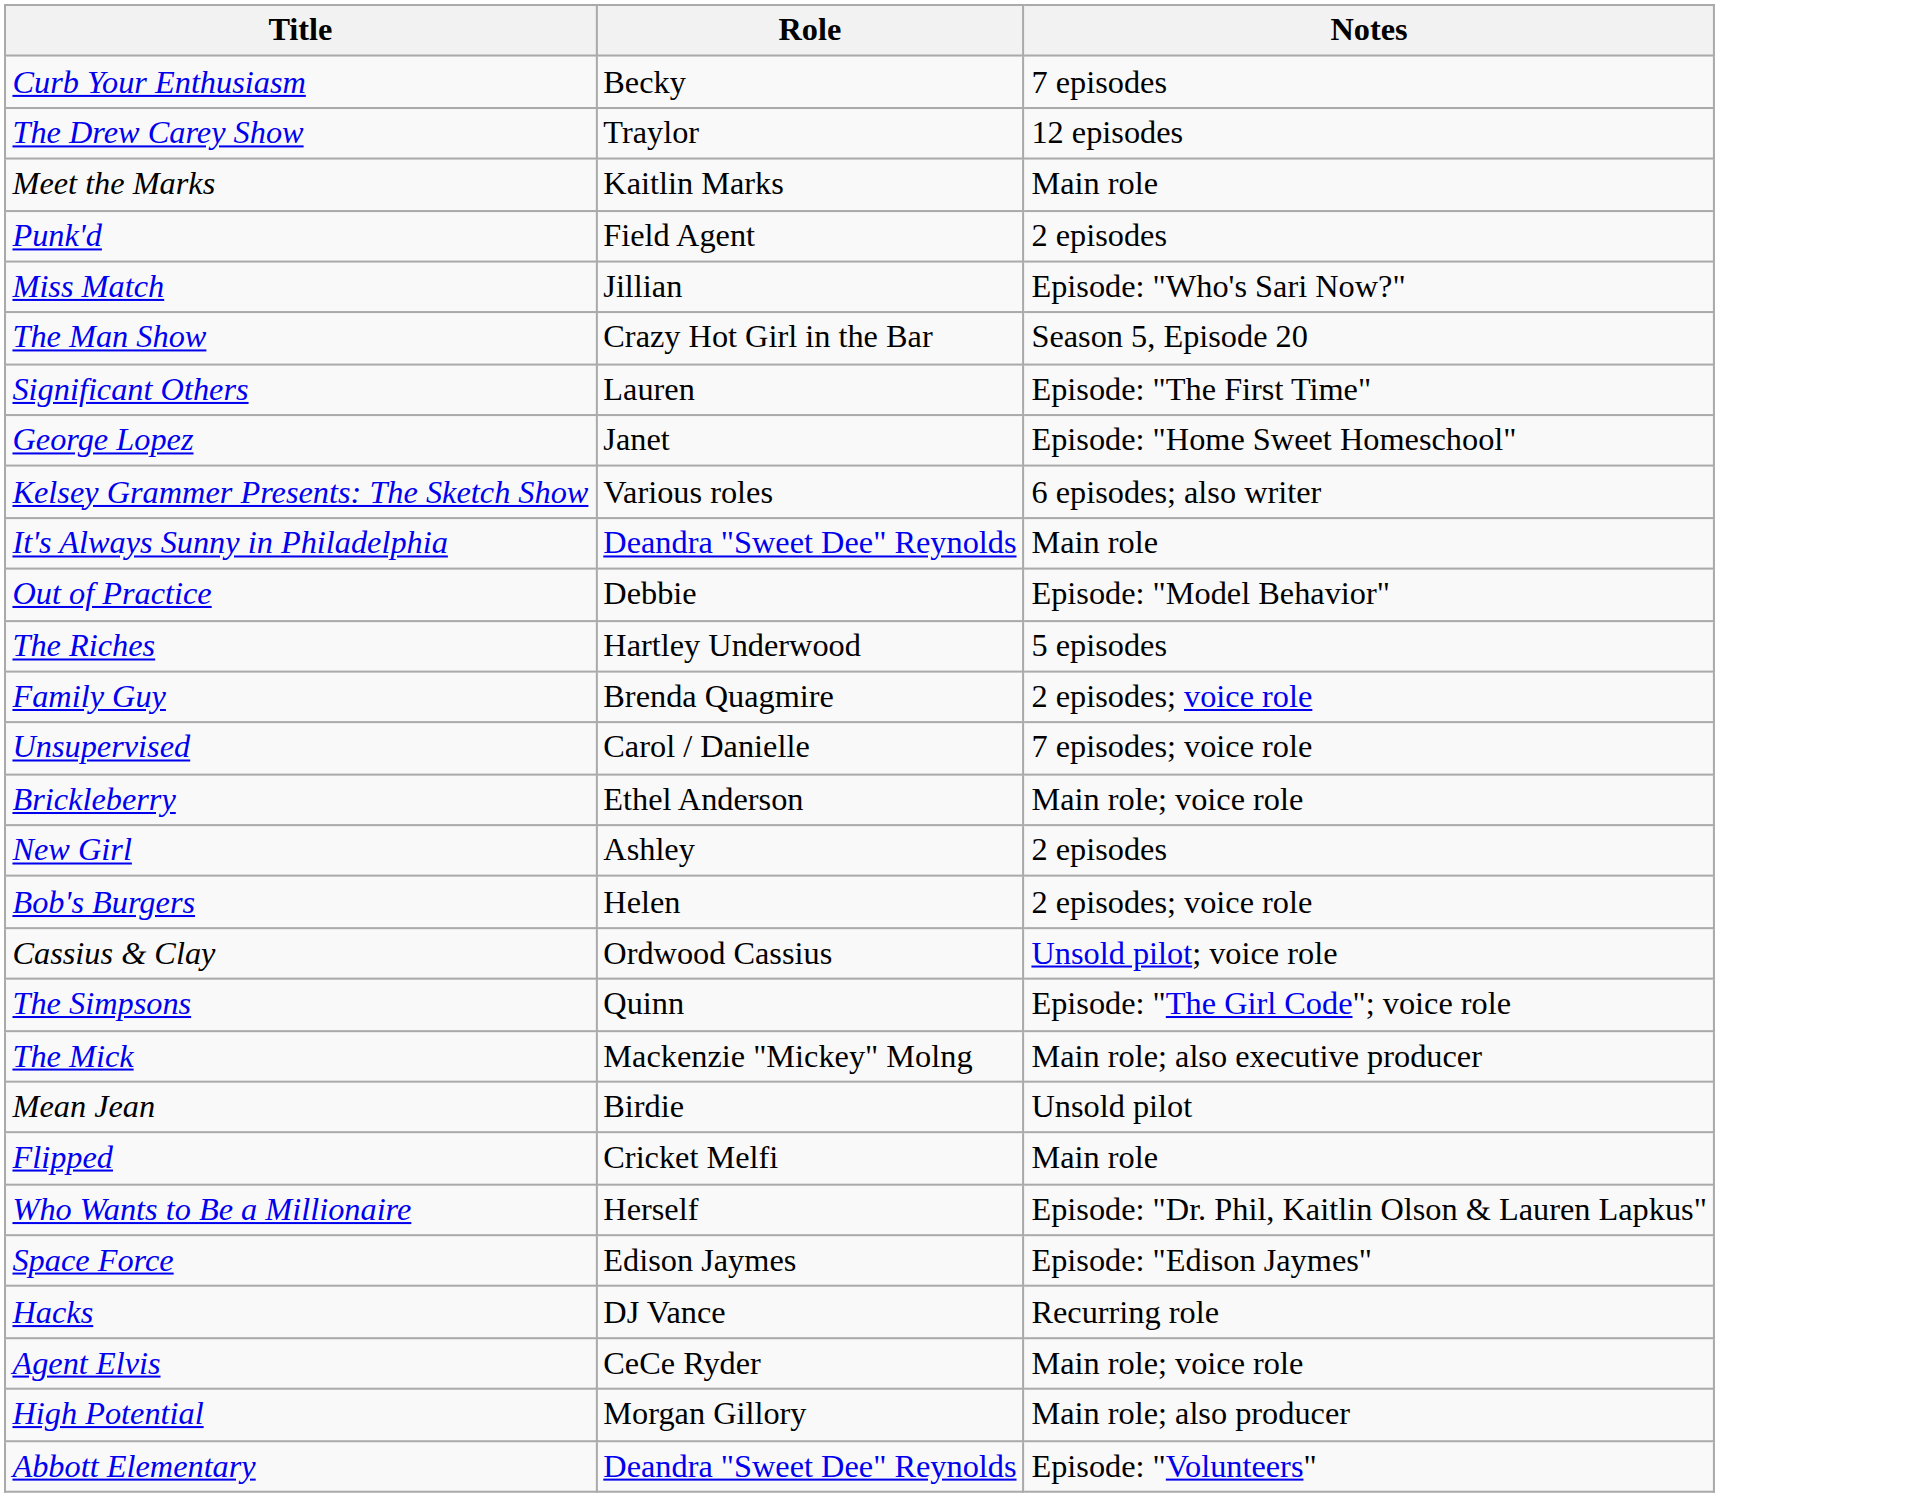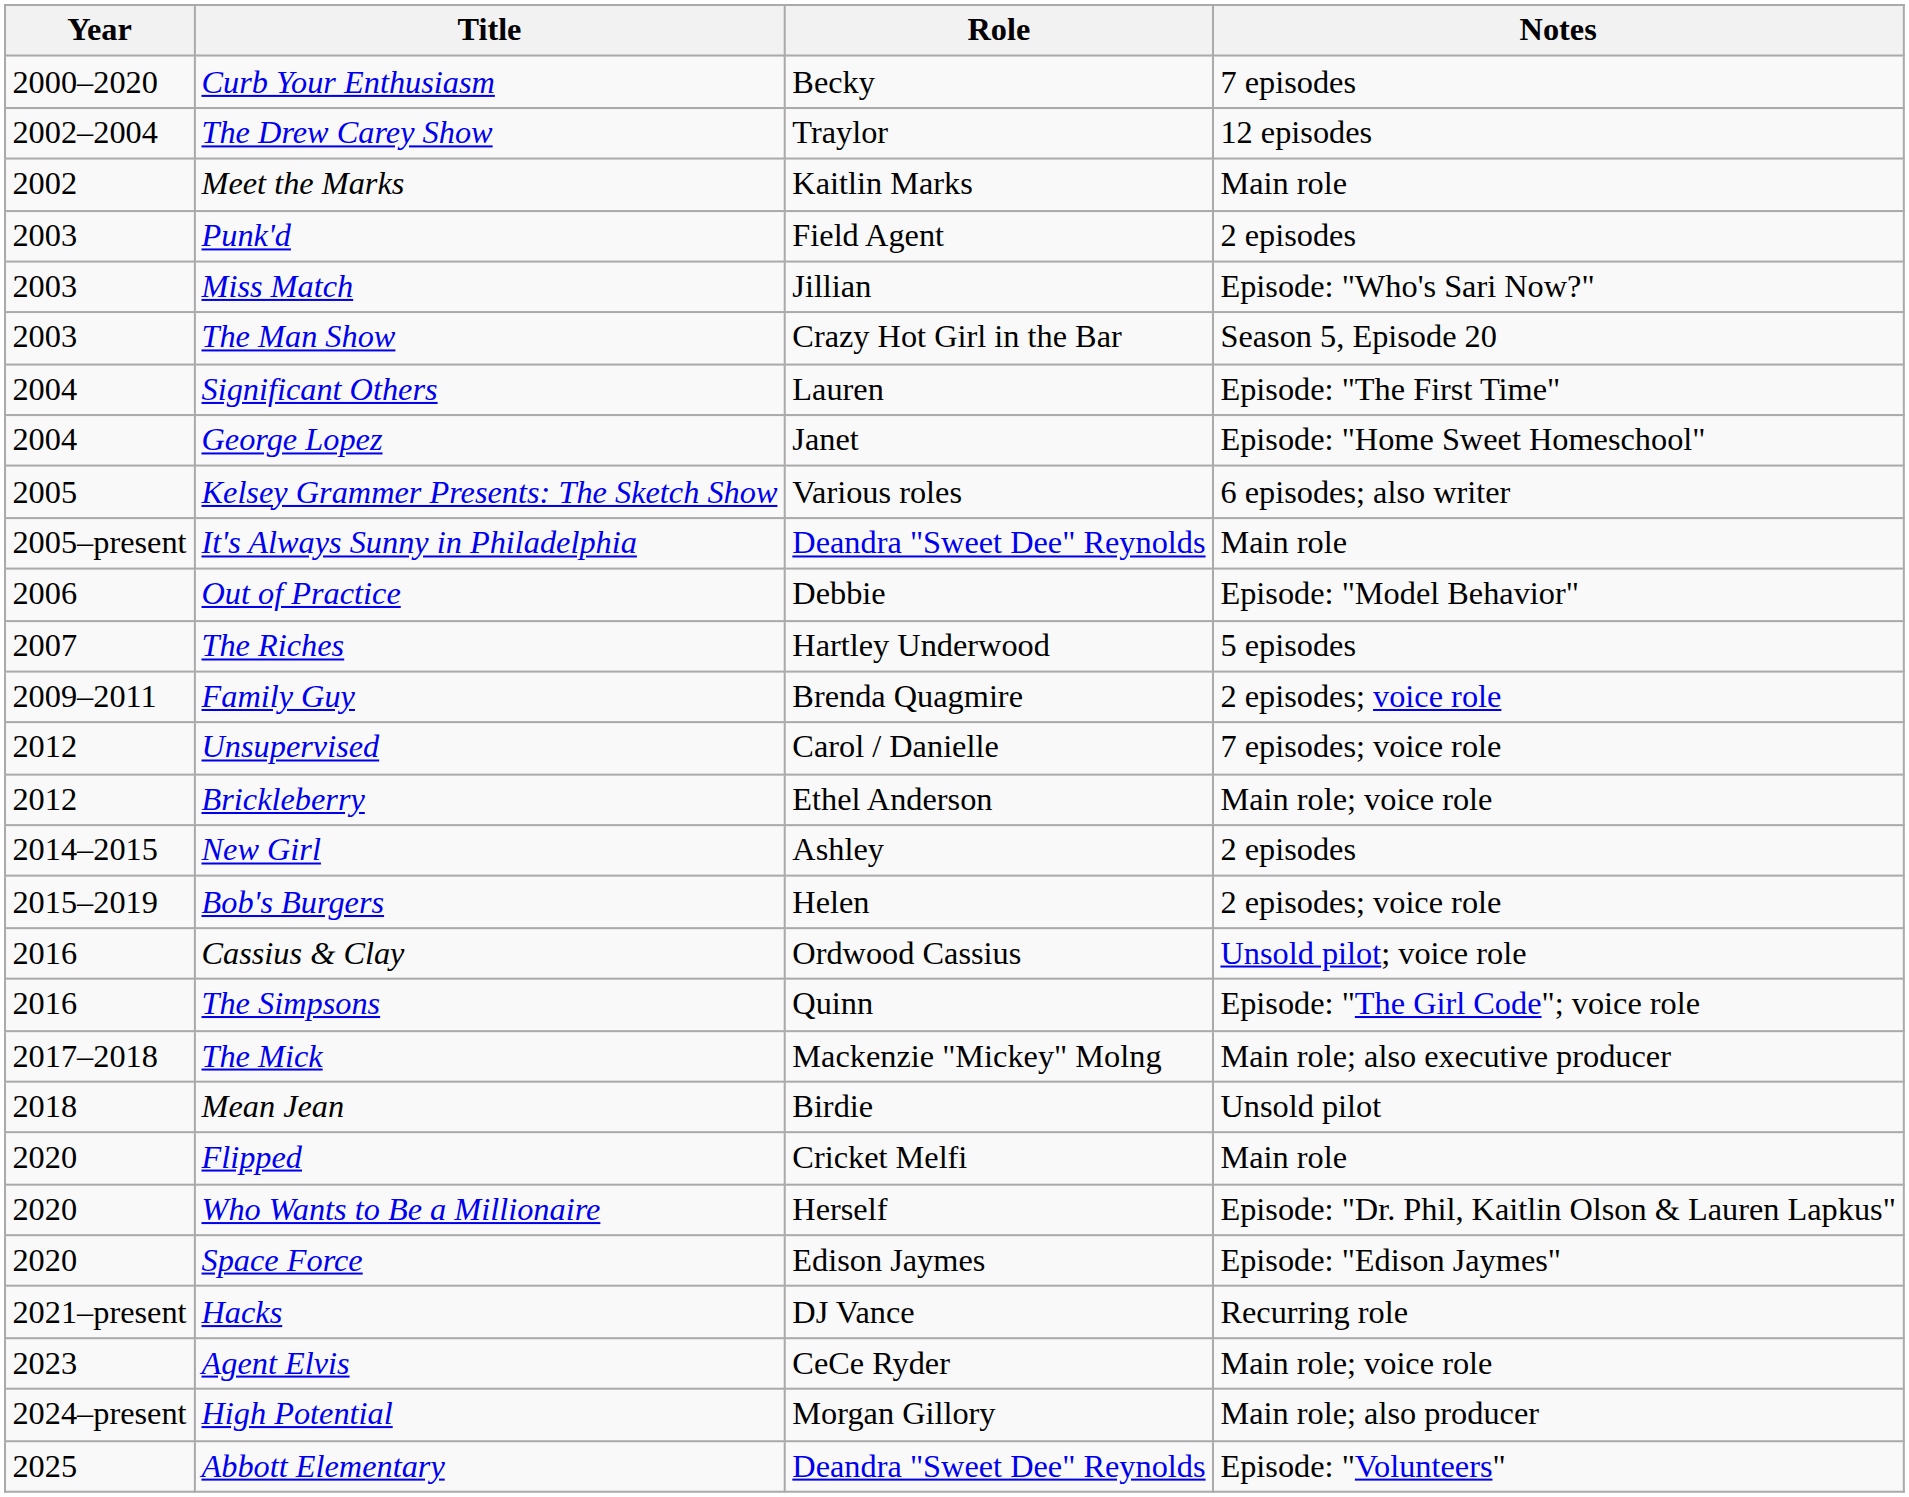+ column: (100, 30)
